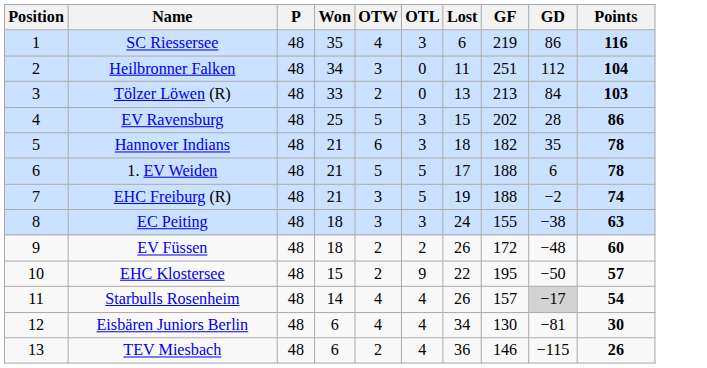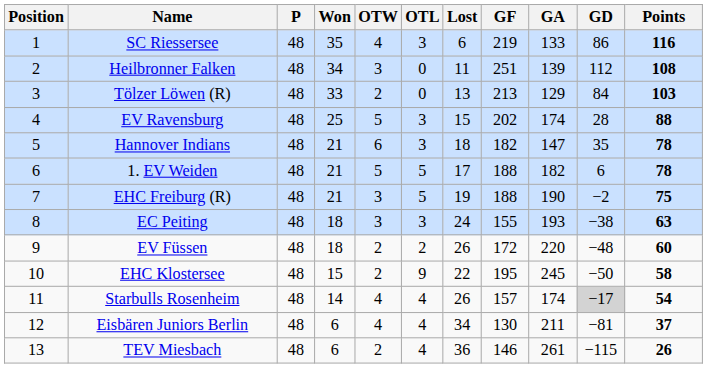+ column: (553, 17)
(616, 68) 104 -> (664, 68) 108
(616, 119) 86 -> (664, 119) 88
(616, 196) 74 -> (664, 196) 75
(616, 273) 57 -> (664, 273) 58
(616, 324) 30 -> (664, 324) 37
